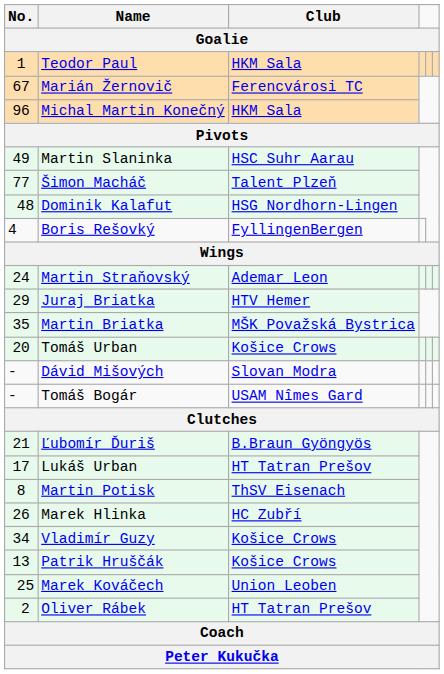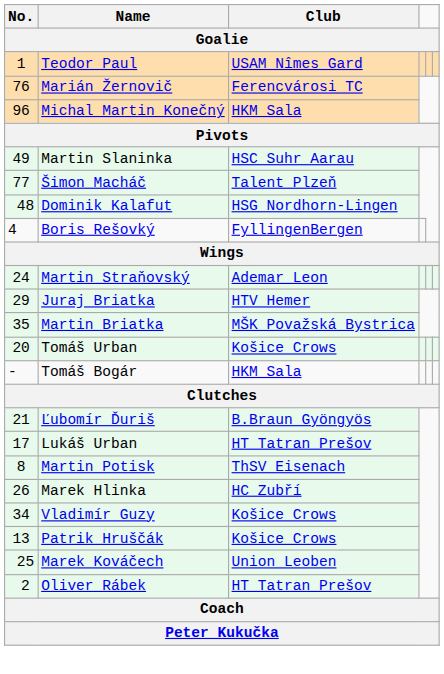(267, 64) HKM Sala -> (297, 64) USAM Nîmes Gard
(21, 88) 67 -> (21, 88) 76
- row: (102, 372)
(297, 396) USAM Nîmes Gard -> (267, 372) HKM Sala
